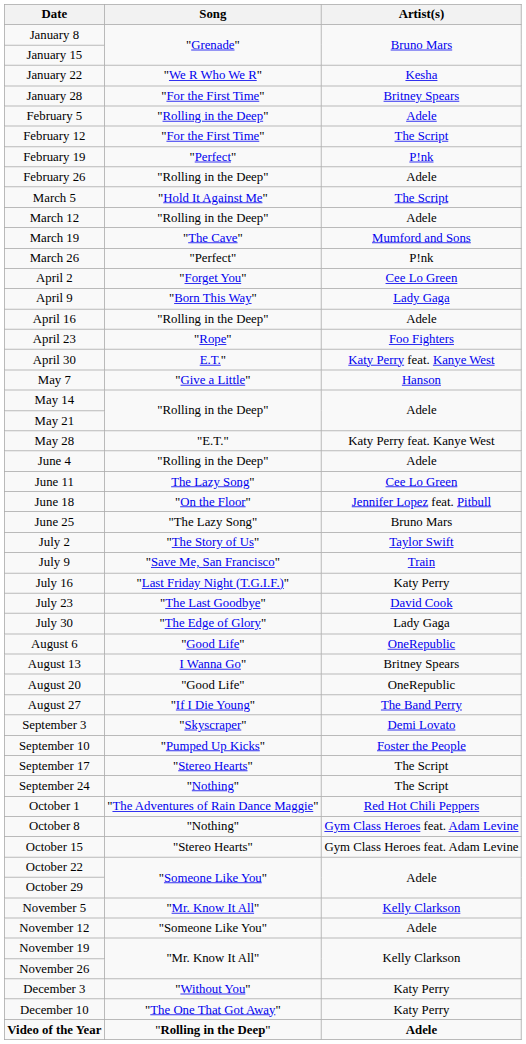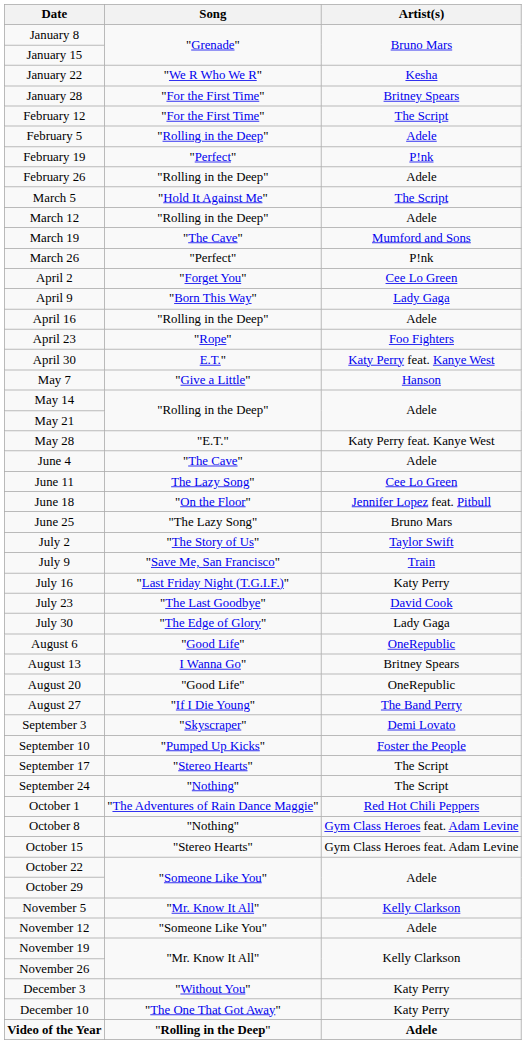rows swapped: (54, 116) <-> (54, 136)
(213, 461) "Rolling in the Deep" -> (213, 461) "The Cave"
